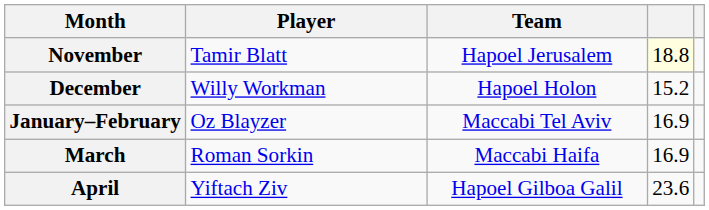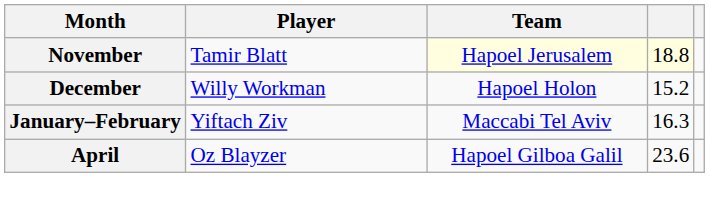(537, 54) no background -> (537, 54) lightyellow background
(238, 121) Oz Blayzer -> (239, 121) Yiftach Ziv
(671, 121) 16.9 -> (671, 121) 16.3
- row: (95, 155)
(239, 188) Yiftach Ziv -> (238, 155) Oz Blayzer
